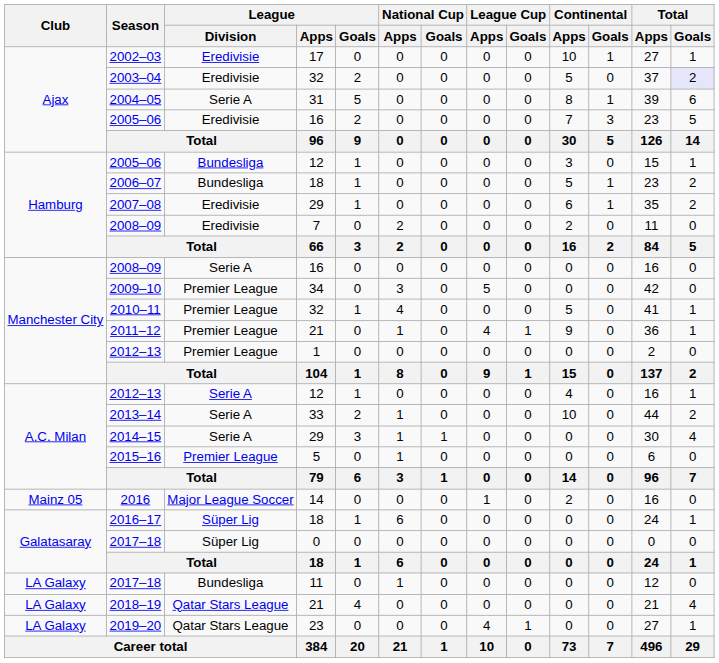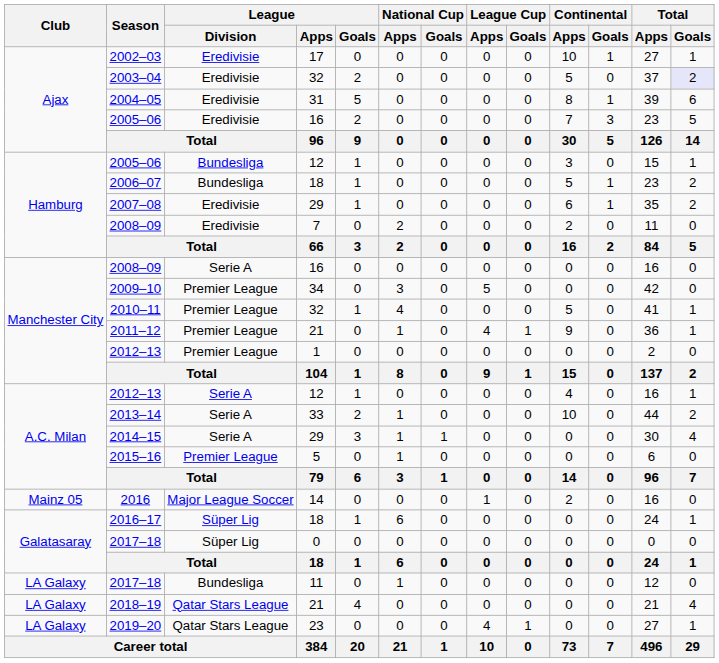(230, 99) Serie A -> (230, 99) Eredivisie
